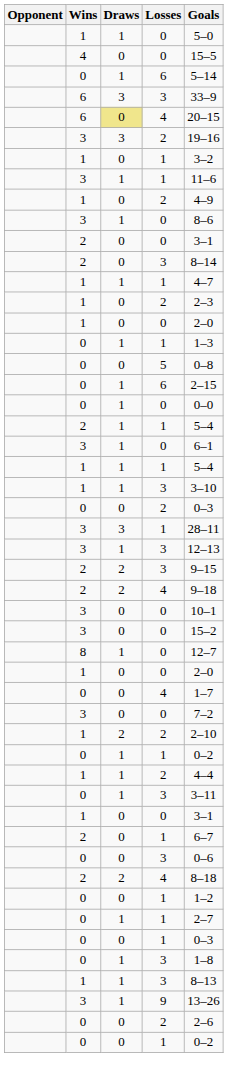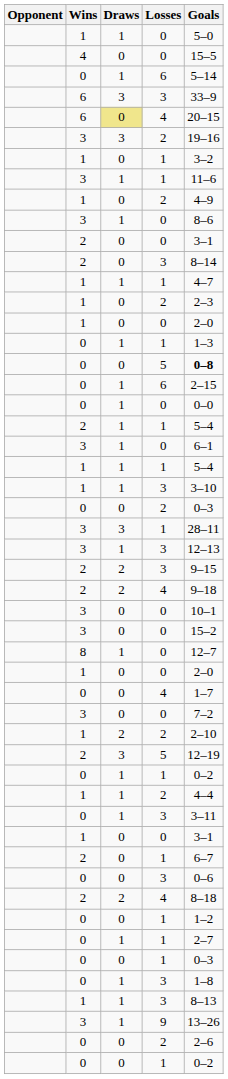(204, 364) normal -> (204, 364) bold
+ row: (83, 754)
